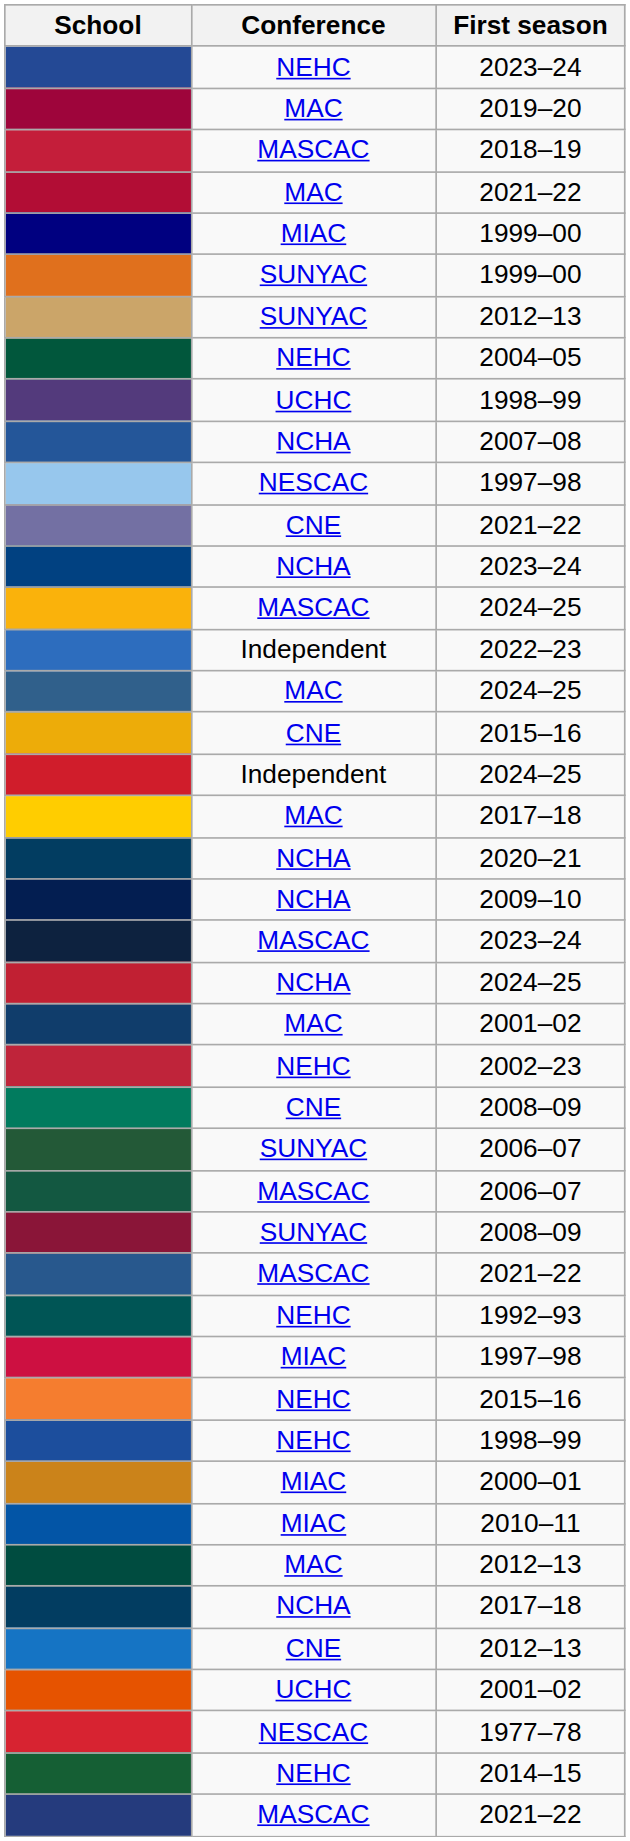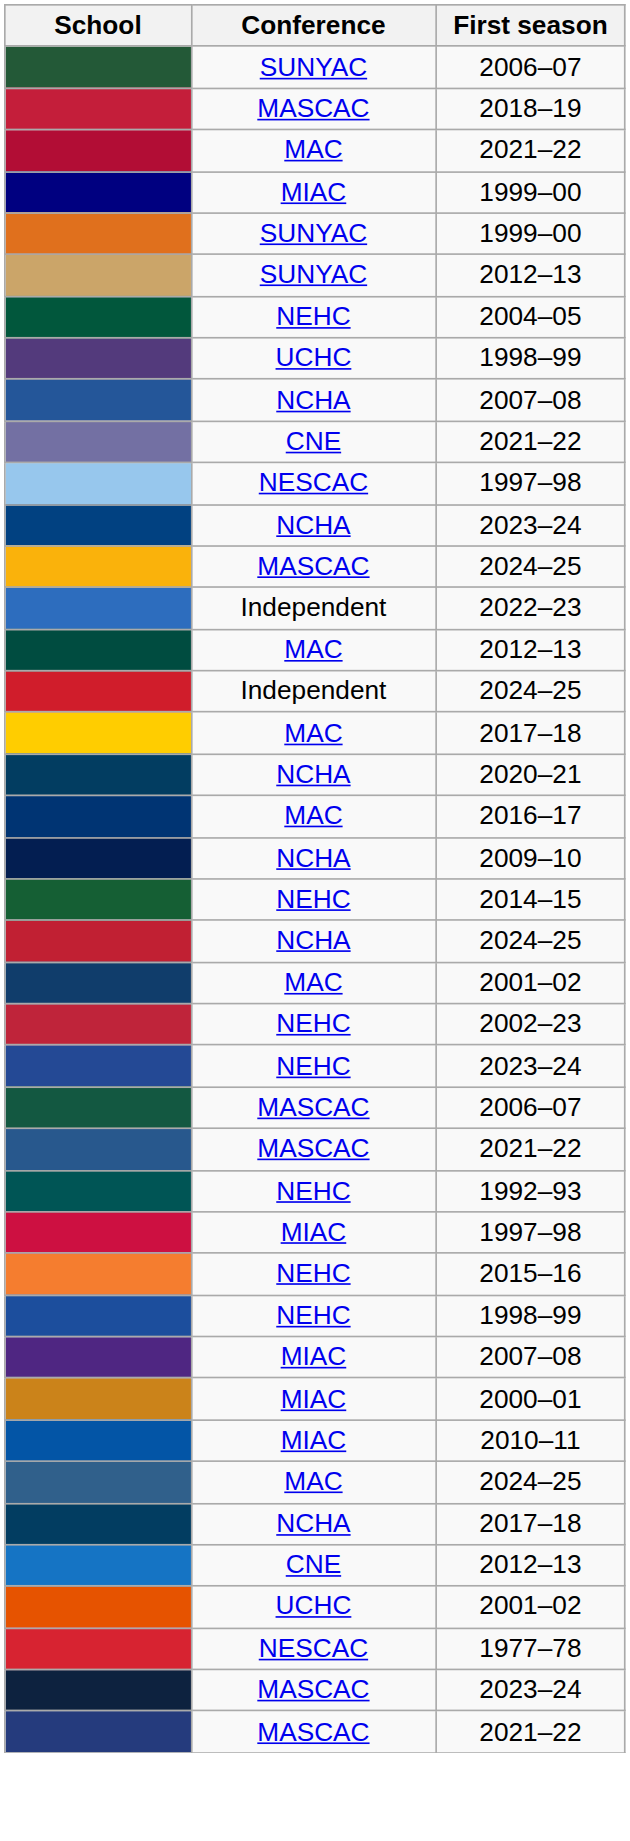rows swapped: (313, 66) <-> (313, 1148)
- row: (313, 108)
rows swapped: (313, 524) <-> (313, 483)
rows swapped: (313, 691) <-> (313, 1565)
- row: (313, 732)
+ row: (313, 815)
rows swapped: (313, 940) <-> (313, 1773)
- row: (313, 1107)
- row: (313, 1232)
+ row: (313, 1356)
